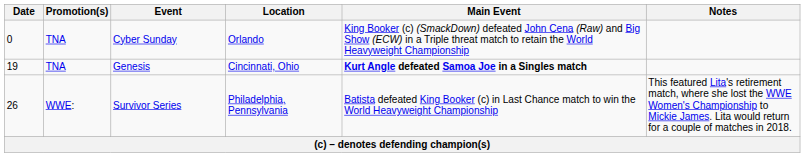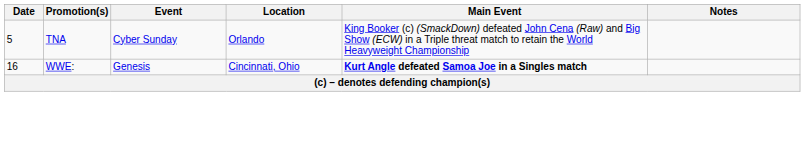(9, 39) 0 -> (9, 39) 5
(12, 67) 19 -> (12, 67) 16
(56, 67) TNA -> (60, 67) WWE:
- row: (147, 105)
